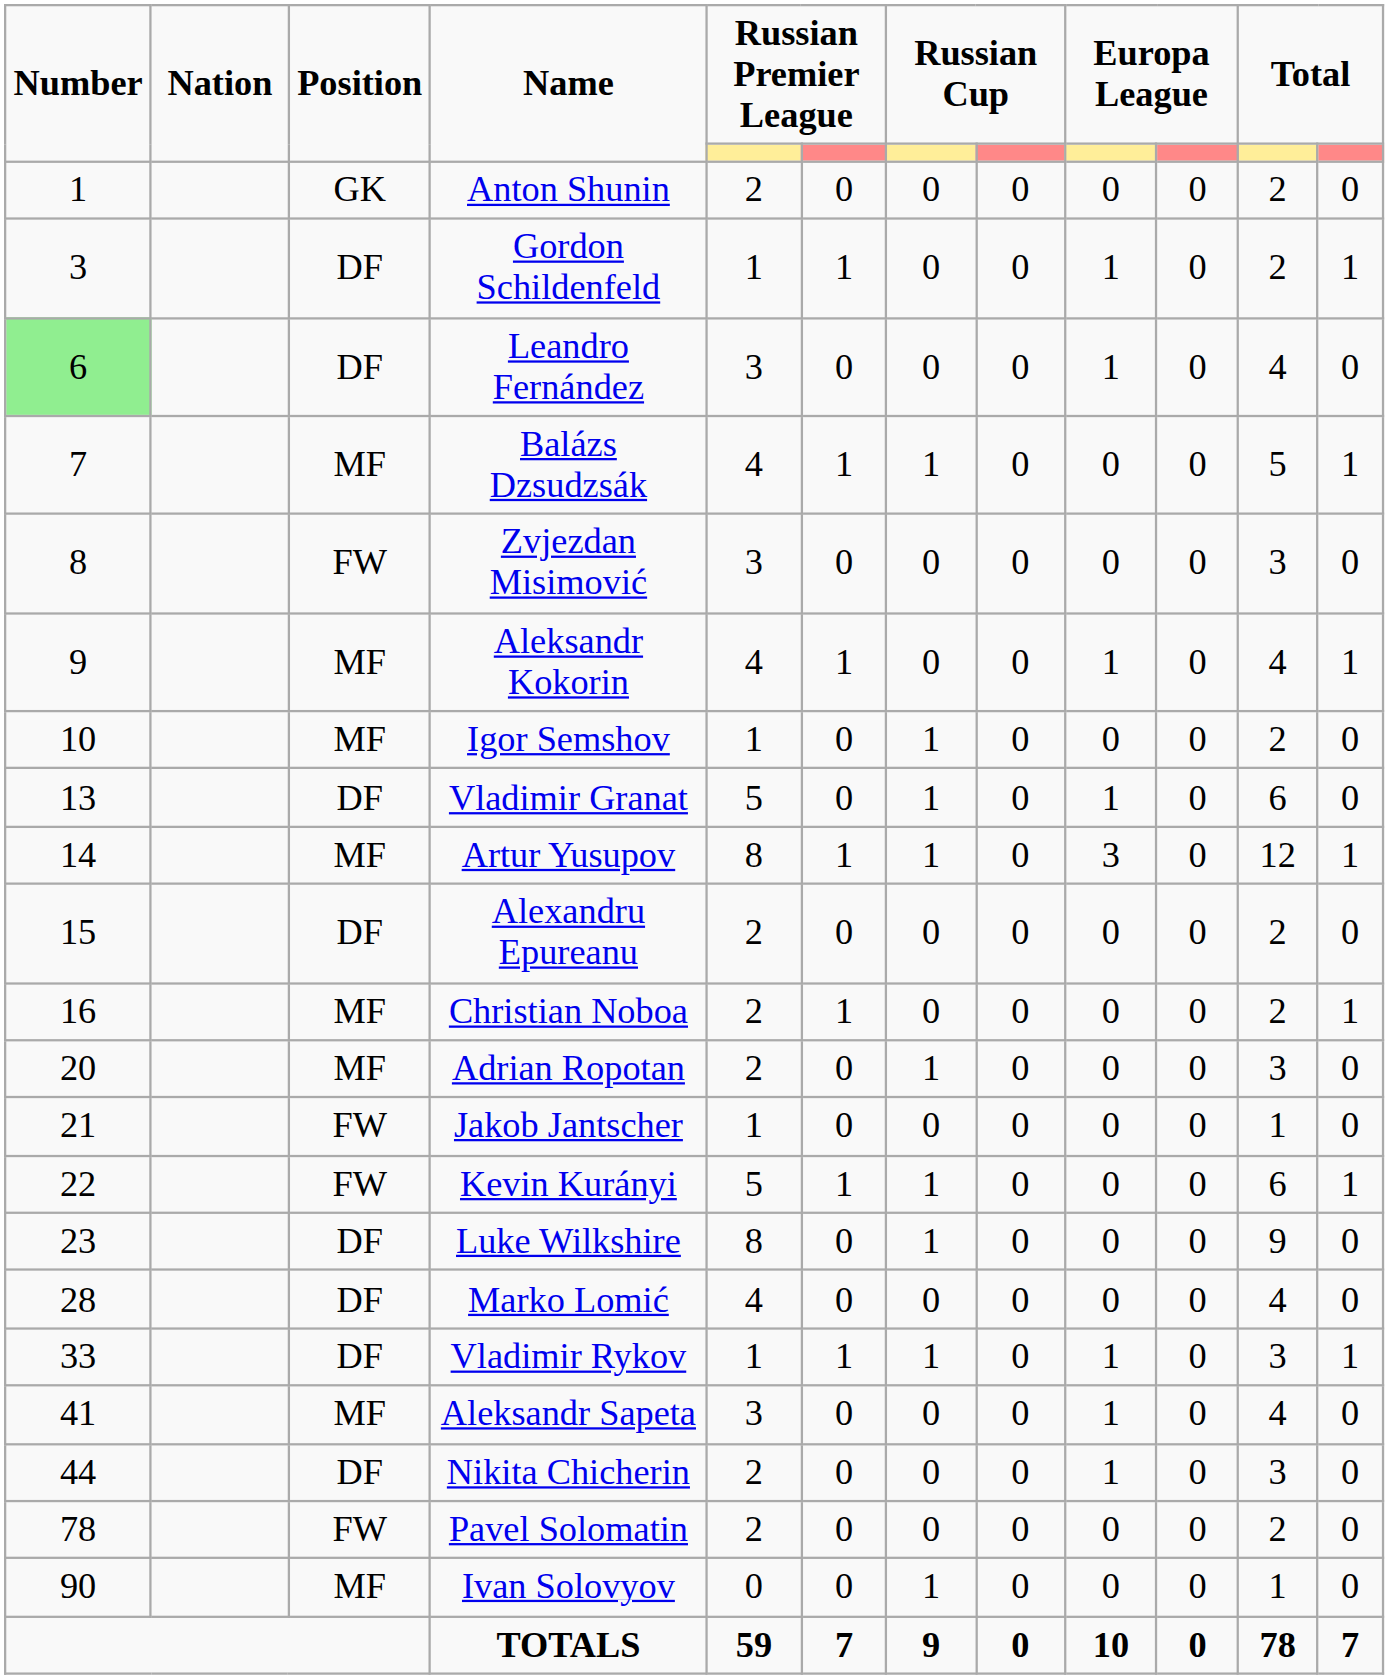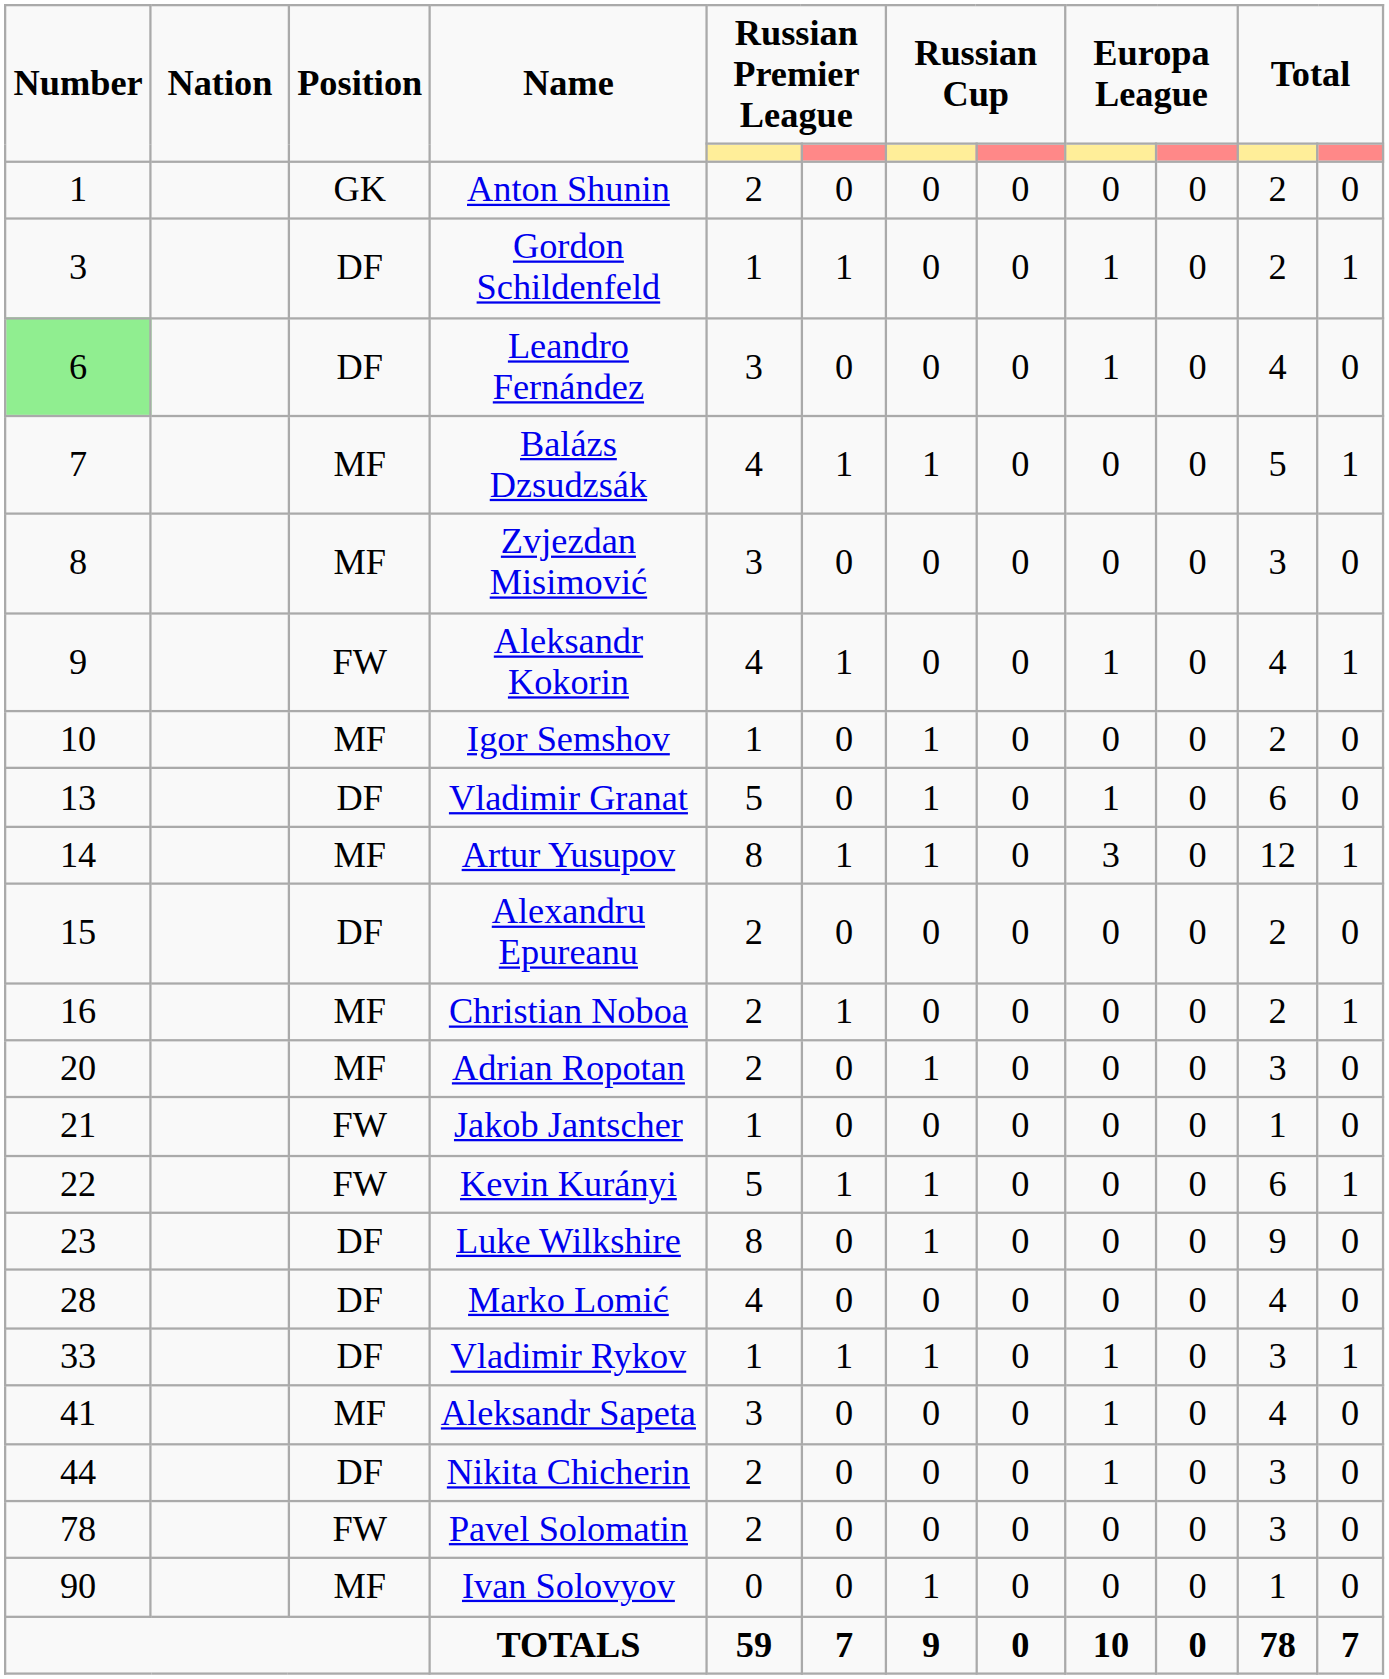(360, 562) FW -> (360, 562) MF
(360, 661) MF -> (360, 661) FW
(1278, 1528) 2 -> (1278, 1528) 3
